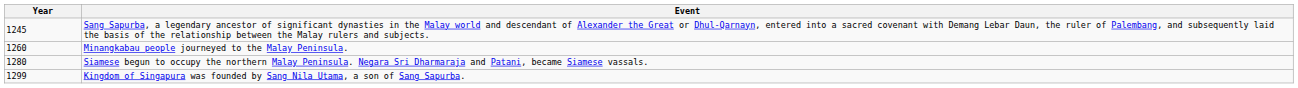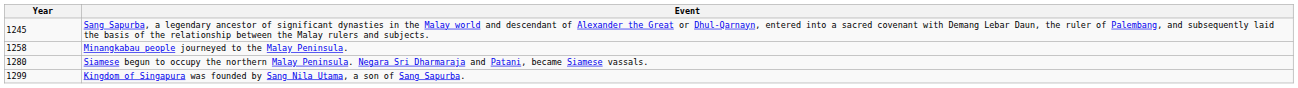(17, 49) 1260 -> (17, 49) 1258
